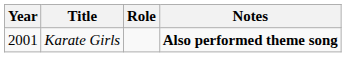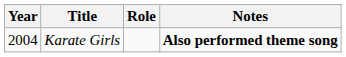(23, 39) 2001 -> (23, 39) 2004
